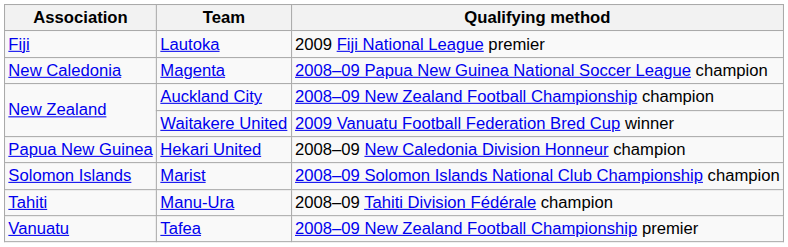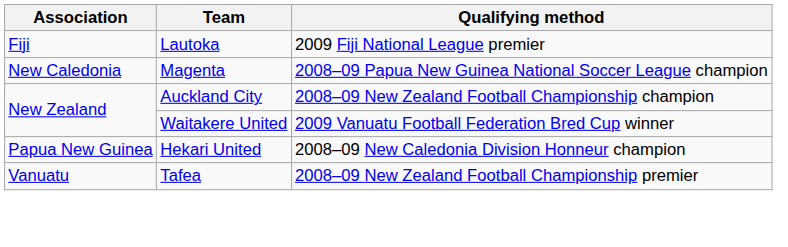- row: (183, 176)
- row: (197, 202)
